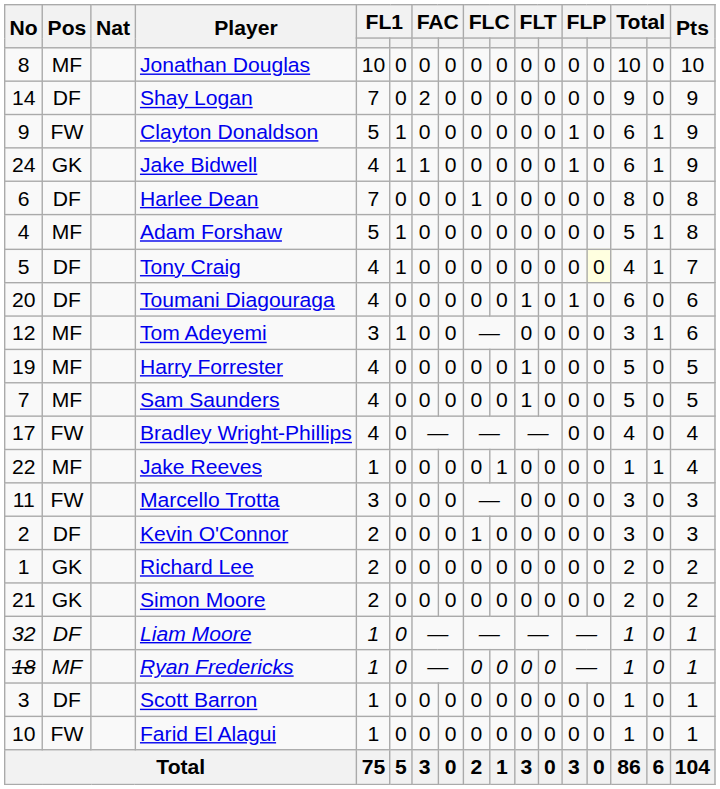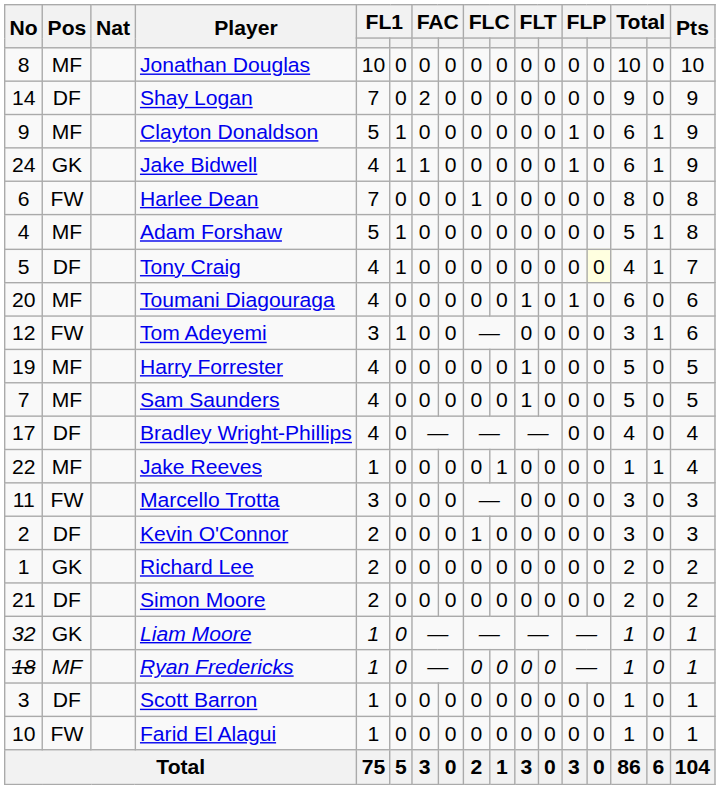(67, 132) FW -> (67, 132) MF
(67, 199) DF -> (67, 199) FW
(67, 299) DF -> (67, 299) MF
(67, 332) MF -> (67, 332) FW
(67, 433) FW -> (67, 433) DF
(67, 600) GK -> (67, 600) DF
(67, 633) DF -> (67, 633) GK
